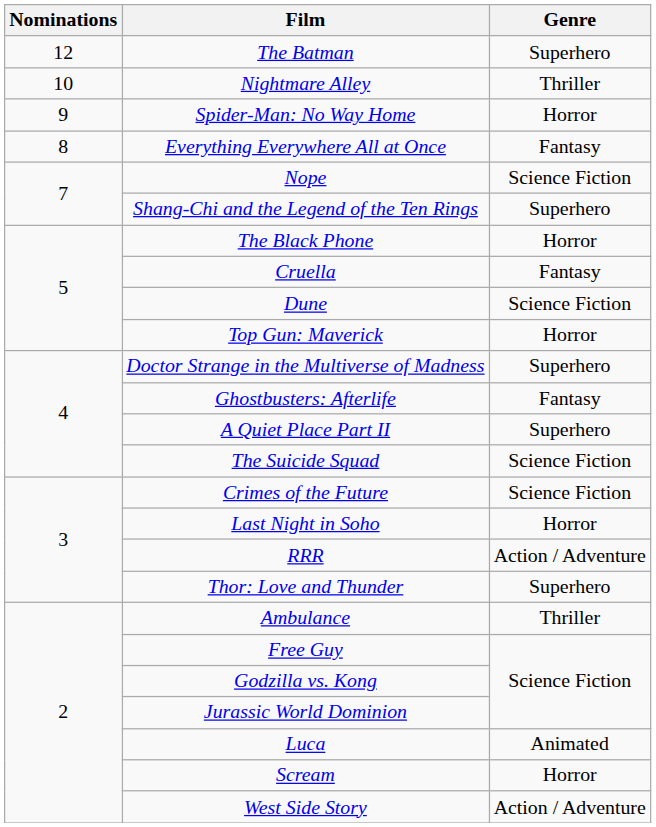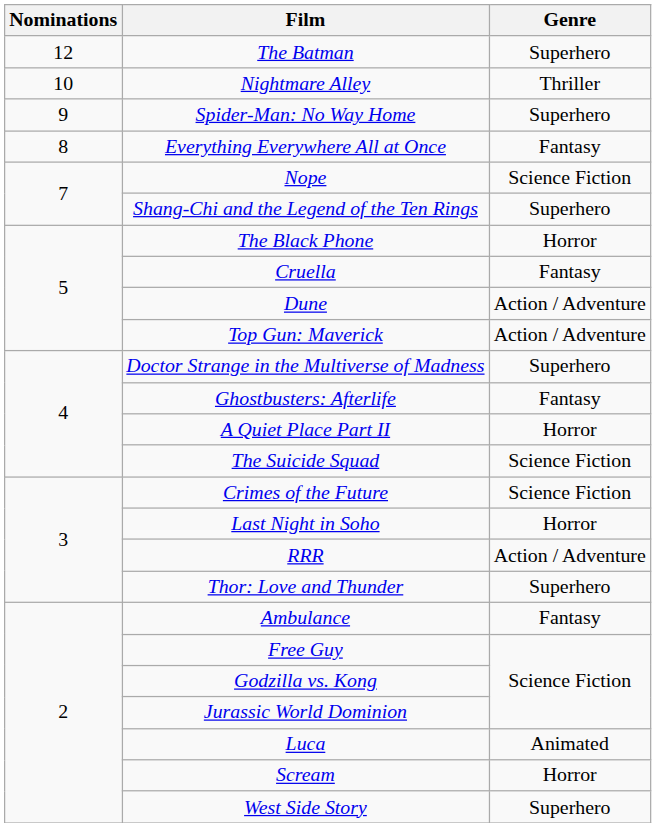(570, 114) Horror -> (570, 114) Superhero
(570, 303) Science Fiction -> (570, 303) Action / Adventure
(570, 334) Horror -> (570, 334) Action / Adventure
(570, 429) Superhero -> (570, 429) Horror
(570, 618) Thriller -> (570, 618) Fantasy
(570, 806) Action / Adventure -> (570, 806) Superhero
